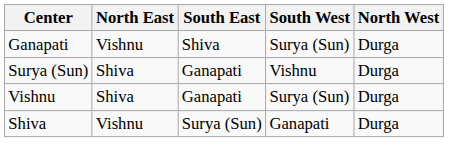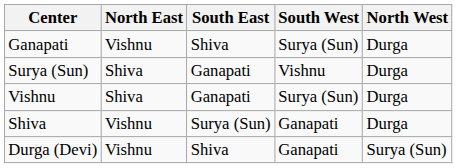+ row: (53, 149)
